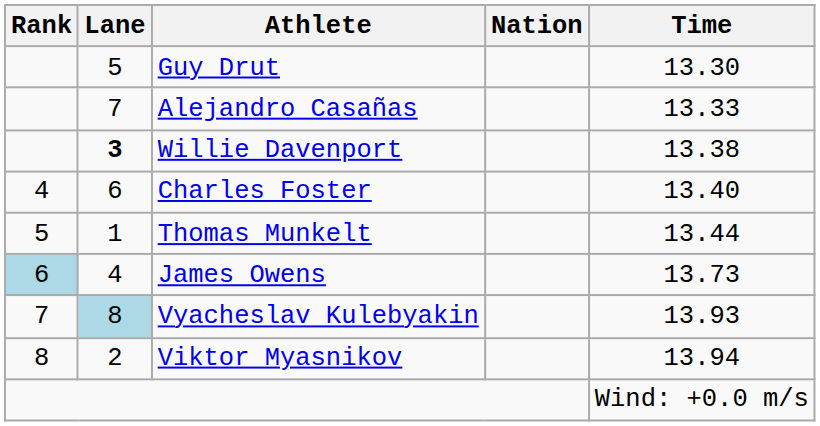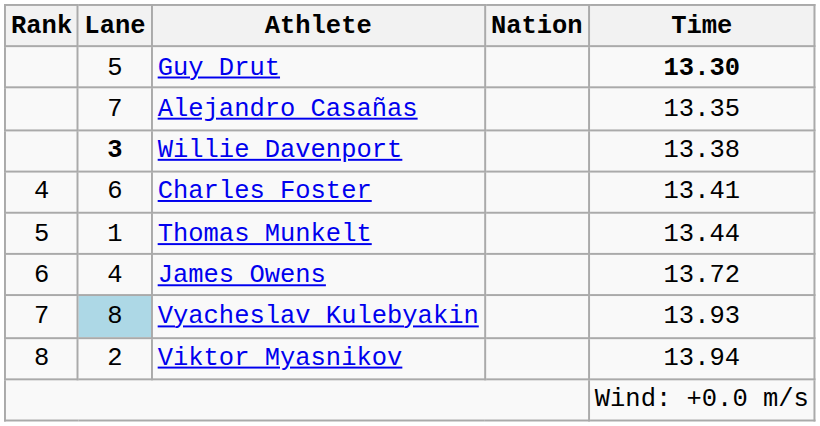(702, 67) normal -> (702, 67) bold
(702, 109) 13.33 -> (702, 109) 13.35
(702, 192) 13.40 -> (702, 192) 13.41
(42, 275) lightblue background -> (42, 275) no background
(702, 275) 13.73 -> (702, 275) 13.72
